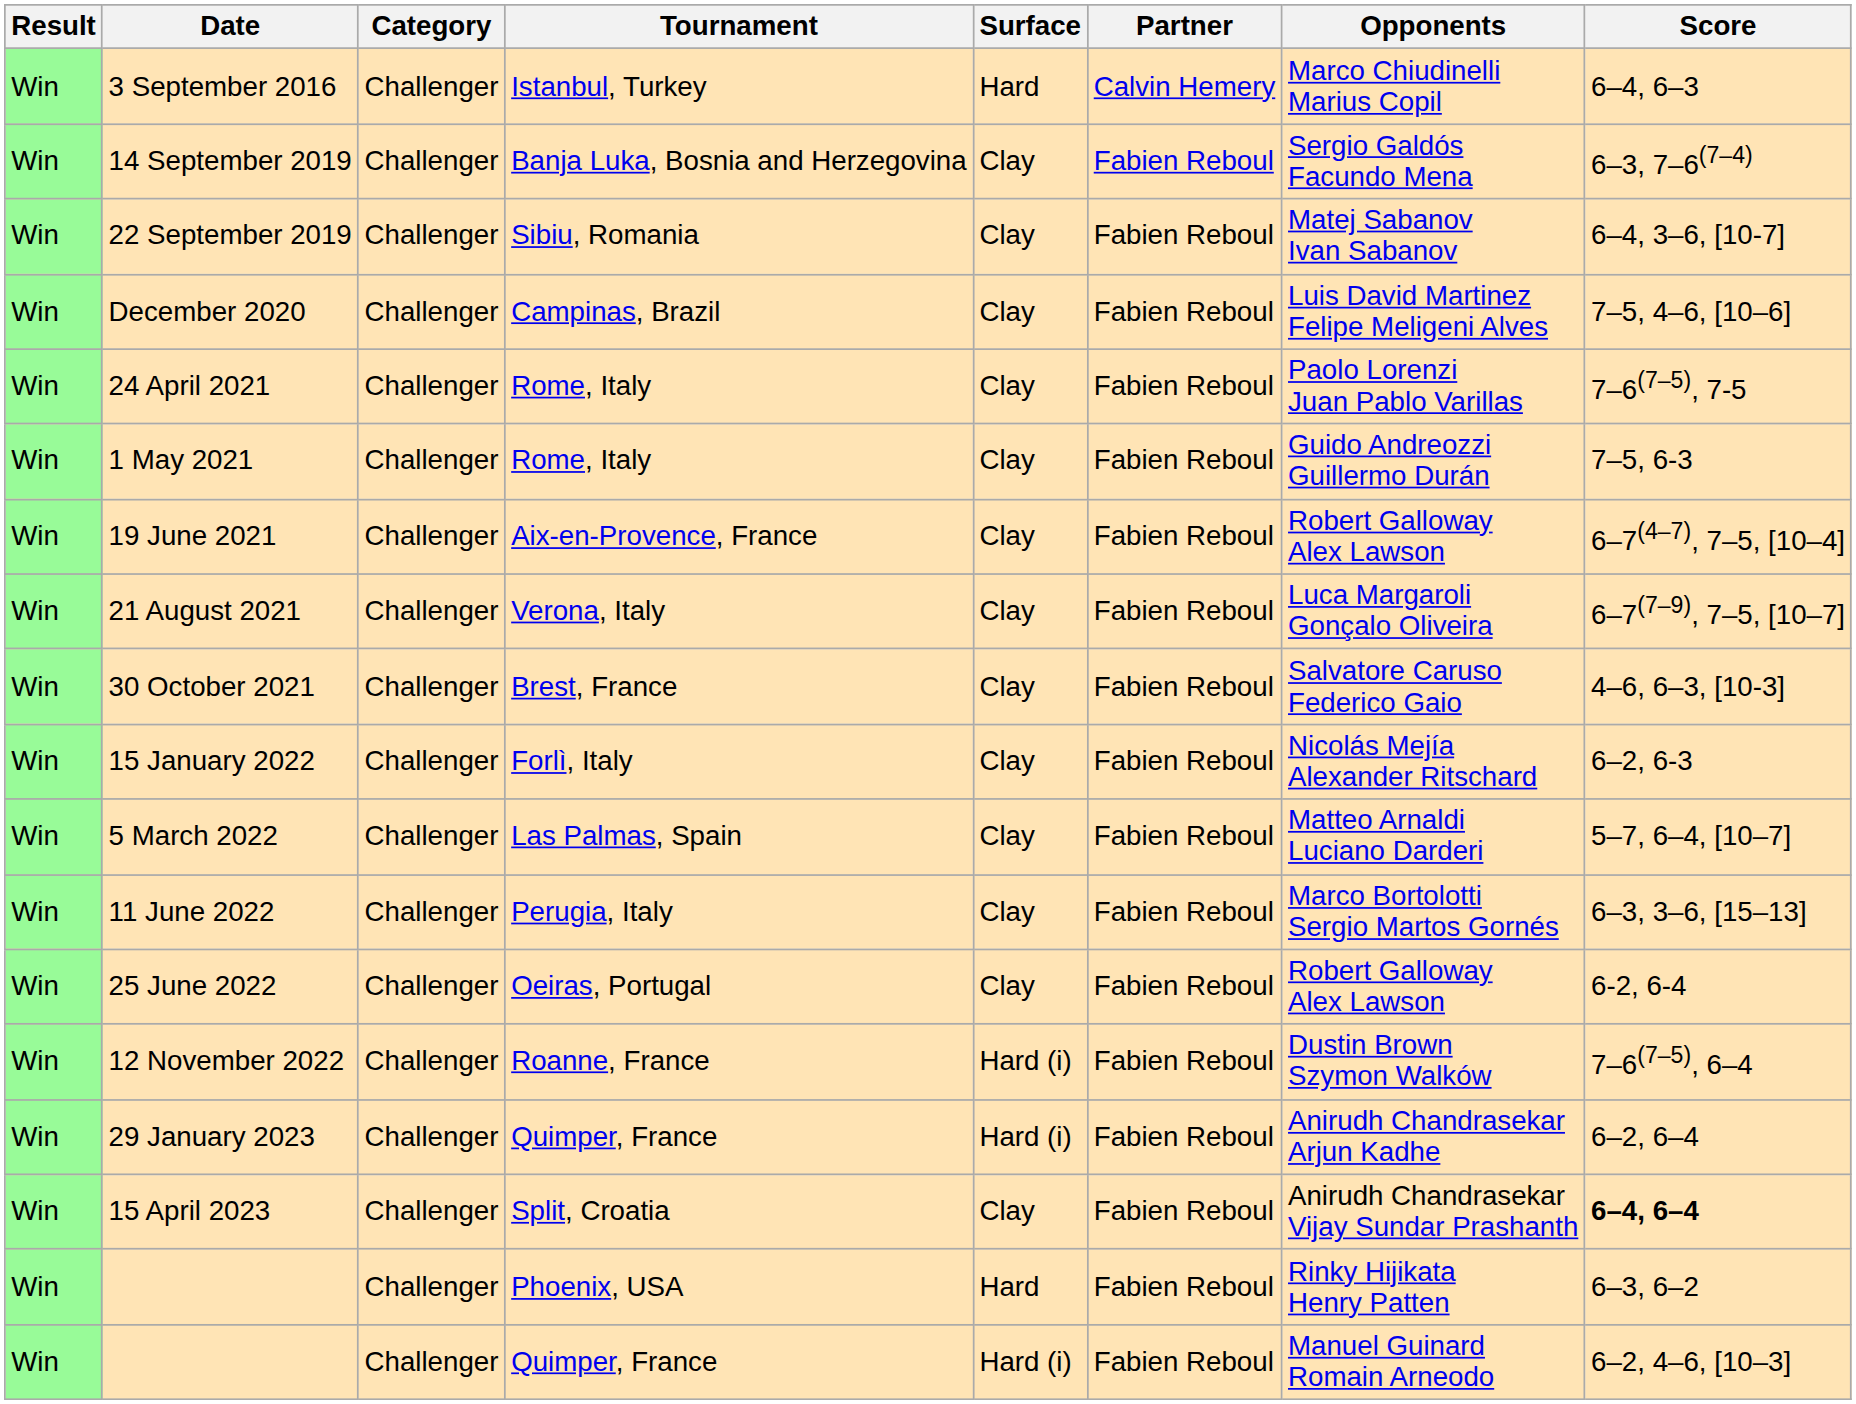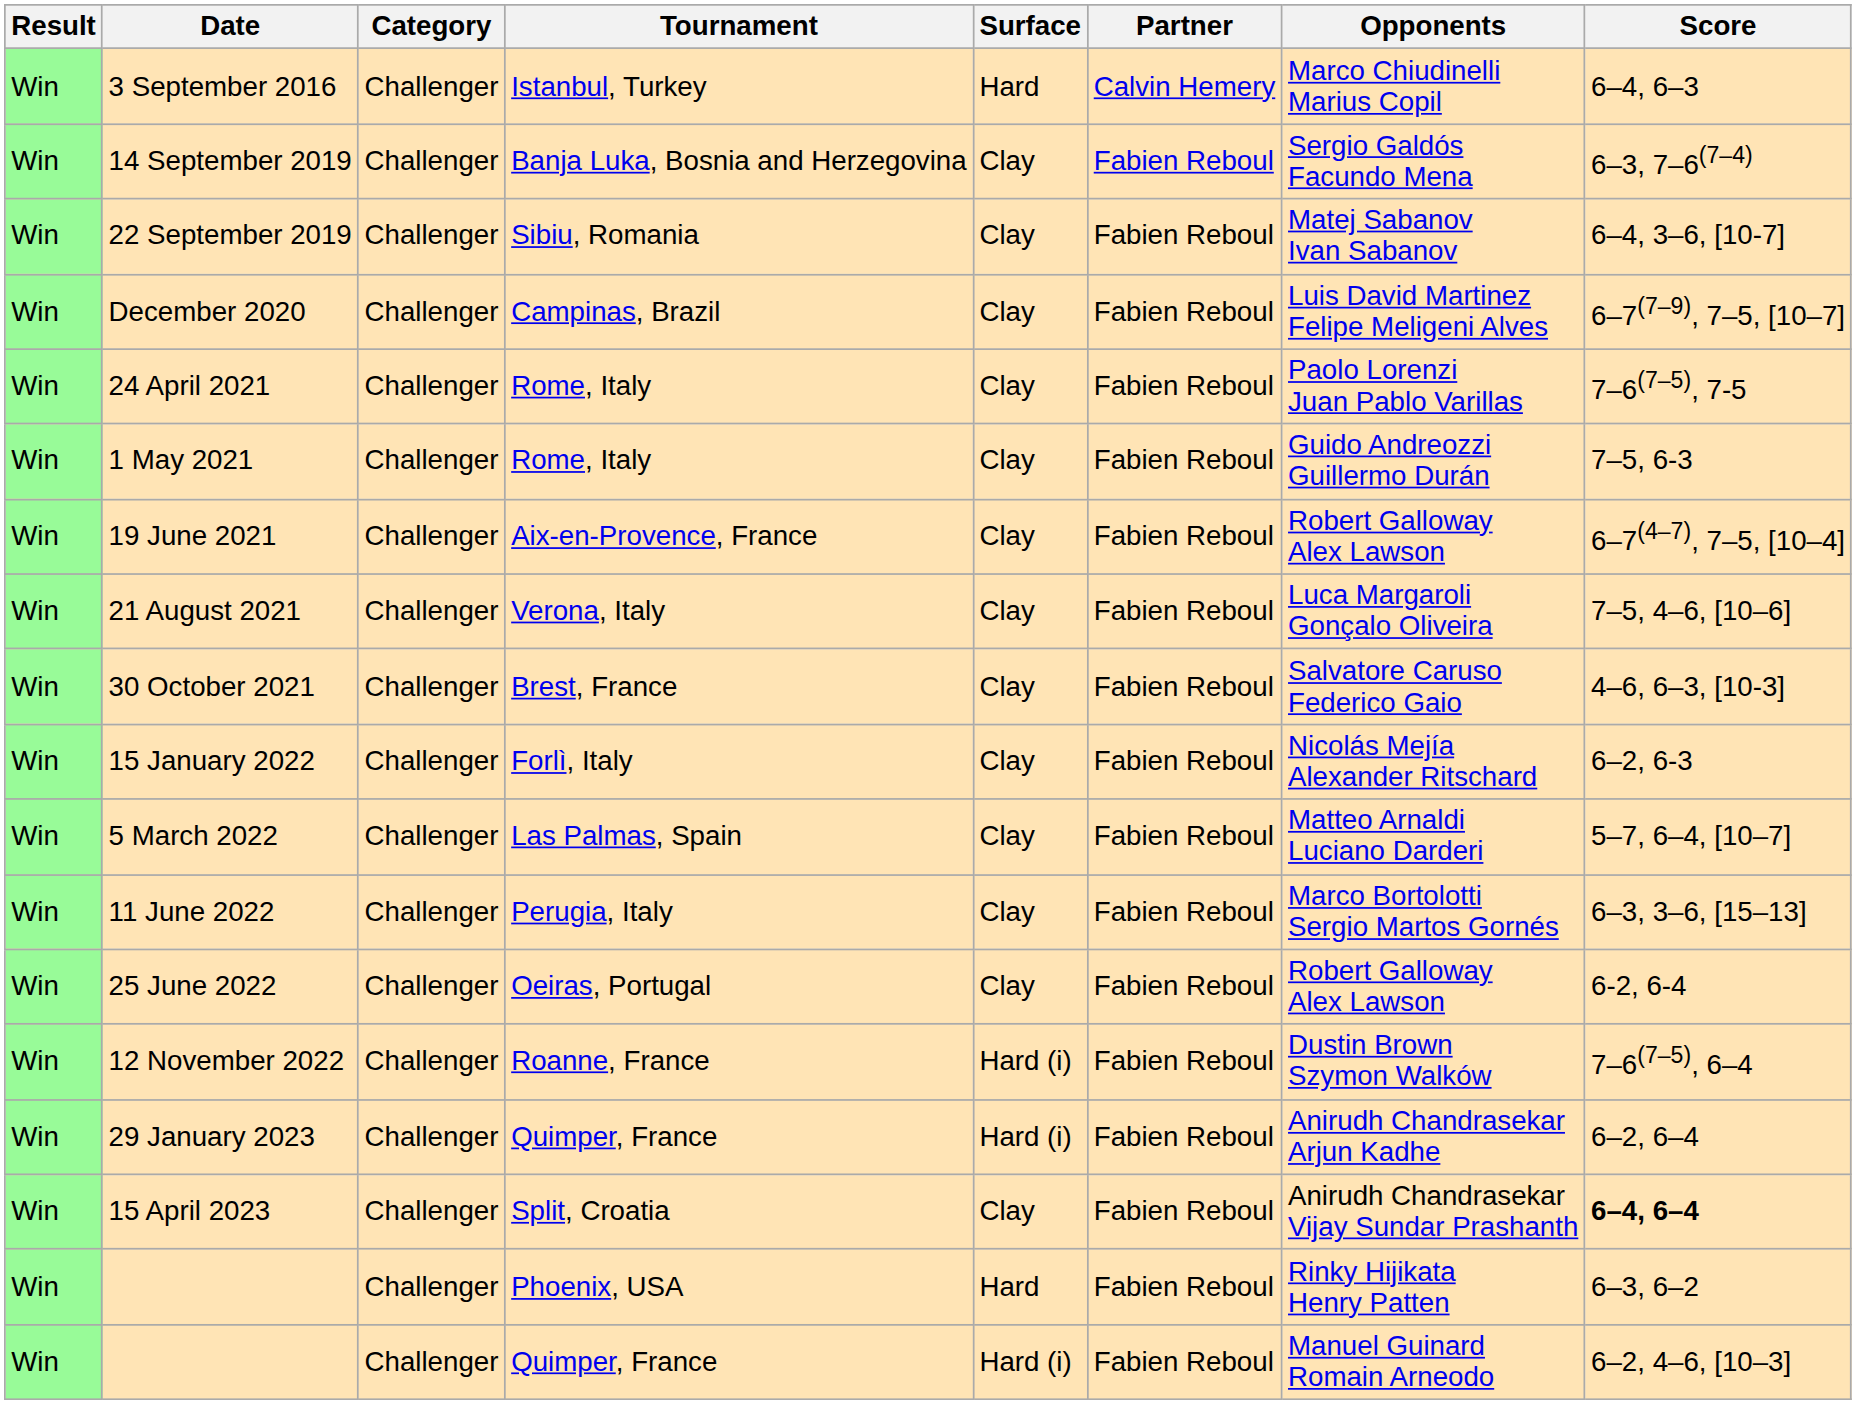(1691, 311) 7–5, 4–6, [10–6] -> (1718, 311) 6–7(7–9), 7–5, [10–7]
(1718, 611) 6–7(7–9), 7–5, [10–7] -> (1691, 611) 7–5, 4–6, [10–6]
